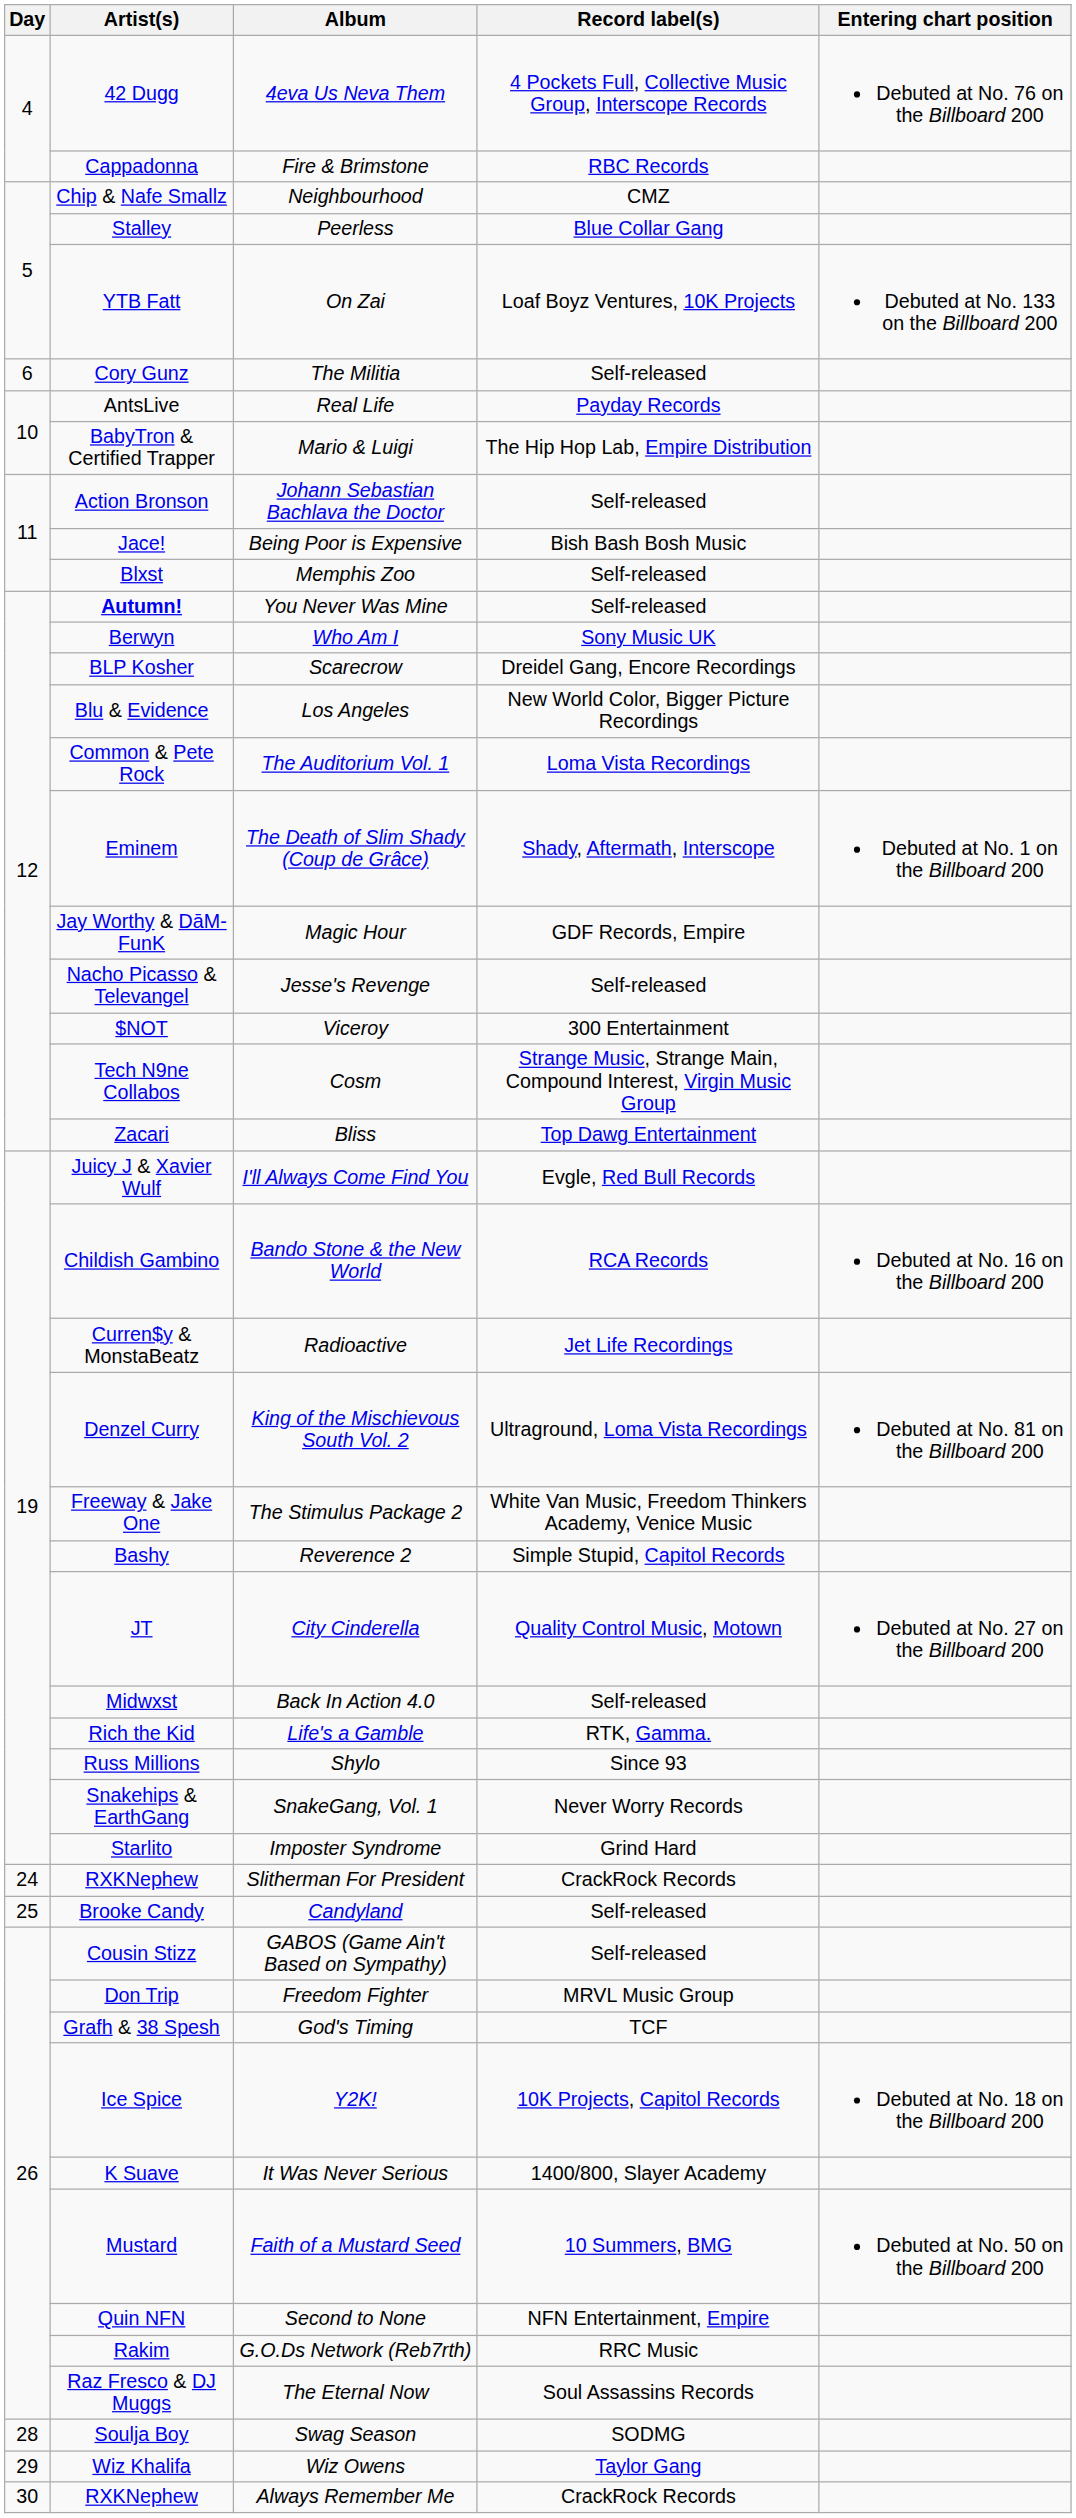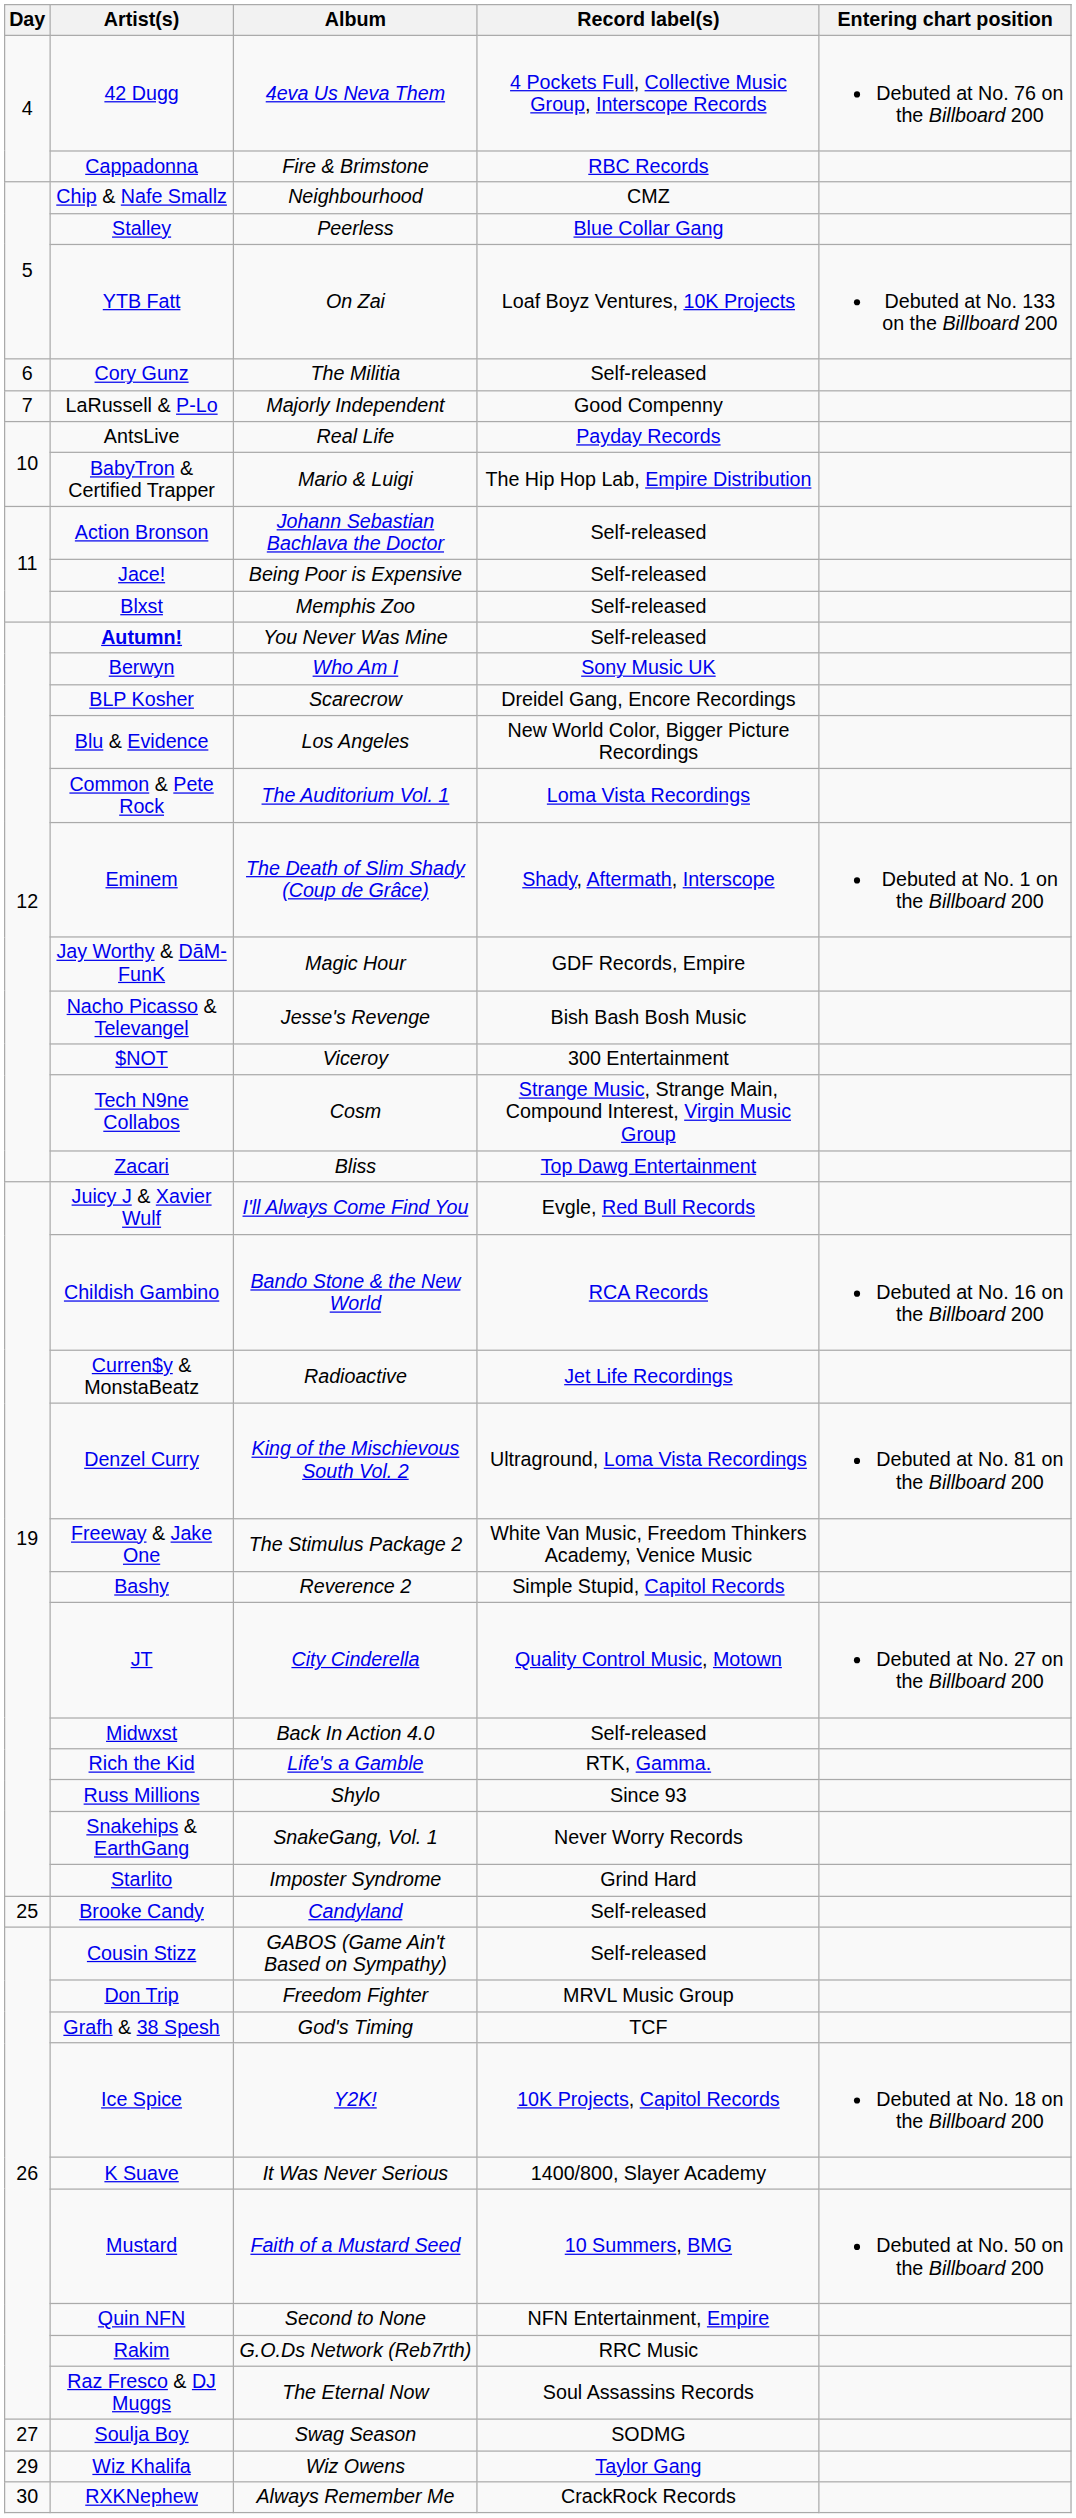+ row: (355, 405)
(648, 543) Bish Bash Bosh Music -> (648, 574) Self-released
(648, 985) Self-released -> (648, 1017) Bish Bash Bosh Music
- row: (355, 1880)
(27, 2434) 28 -> (27, 2434) 27
